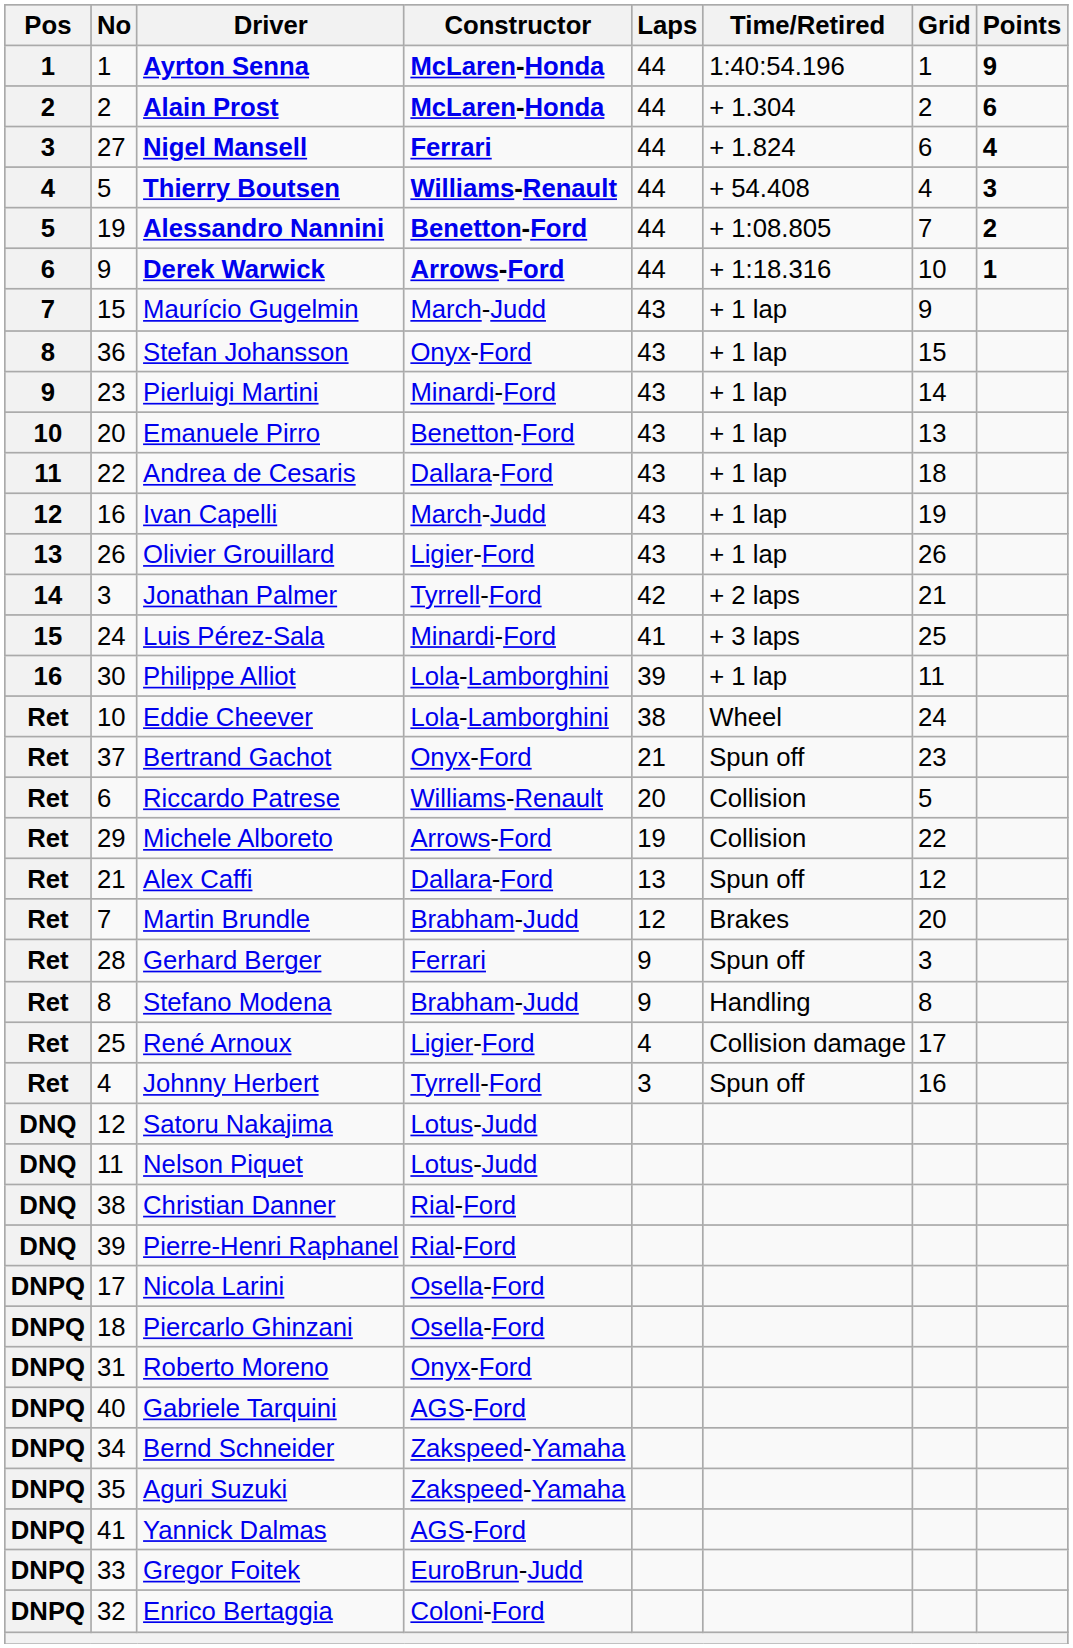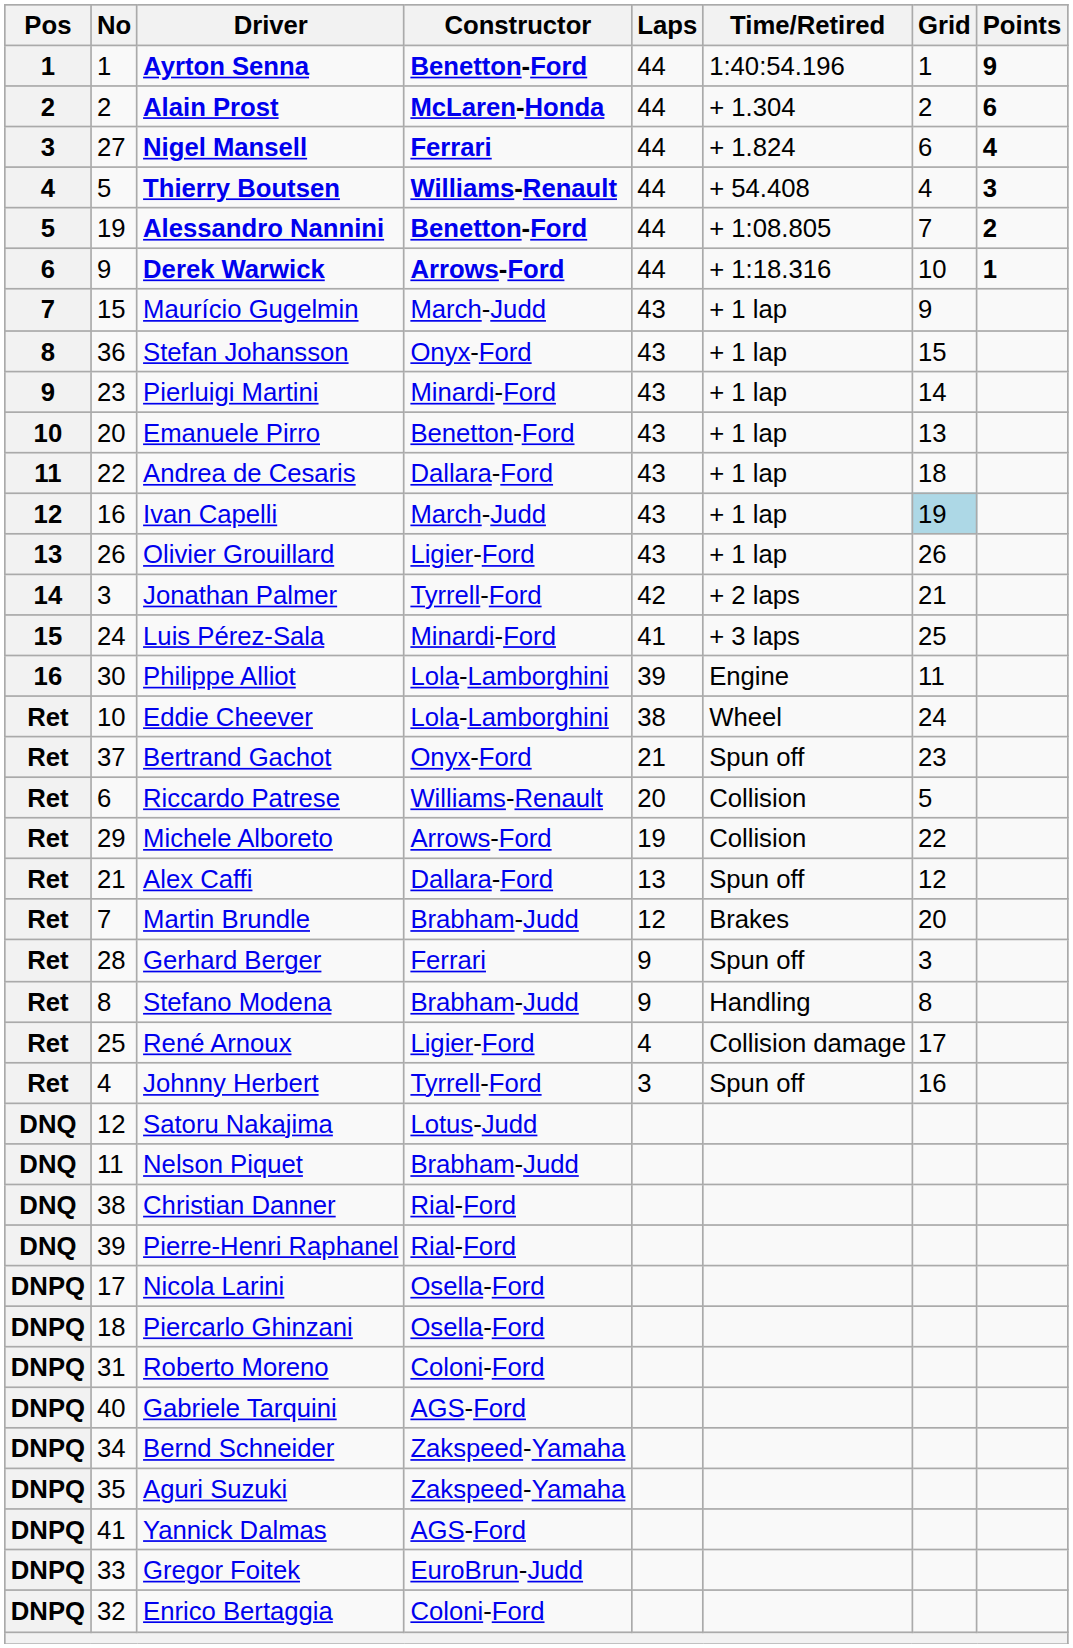(507, 66) McLaren-Honda -> (499, 66) Benetton-Ford
(932, 513) no background -> (932, 513) lightblue background
(748, 676) + 1 lap -> (749, 676) Engine
(474, 1164) Lotus-Judd -> (495, 1164) Brabham-Judd
(471, 1367) Onyx-Ford -> (477, 1367) Coloni-Ford
